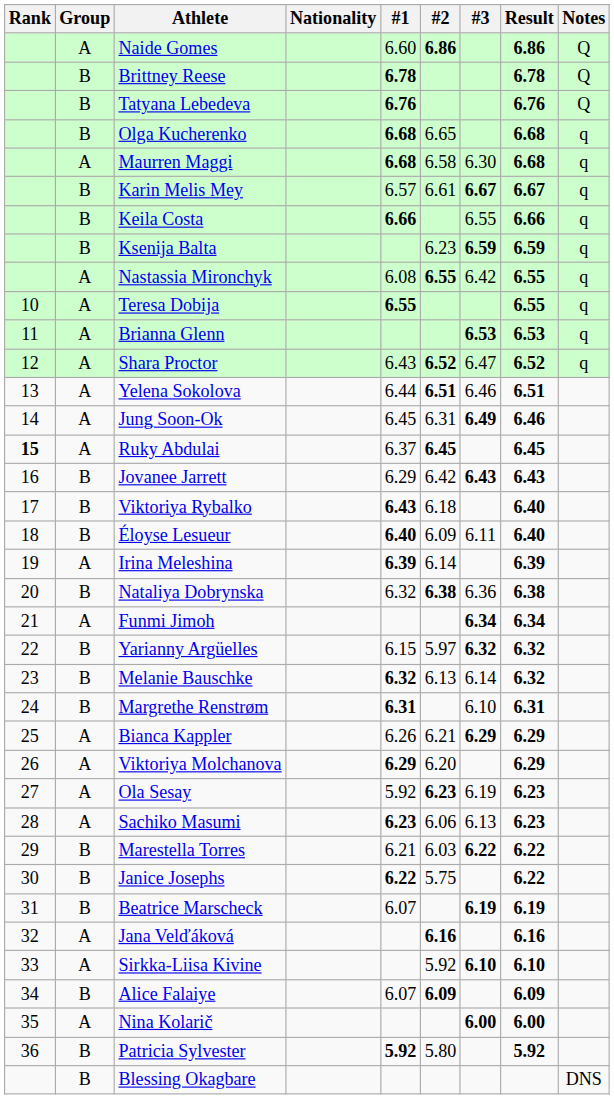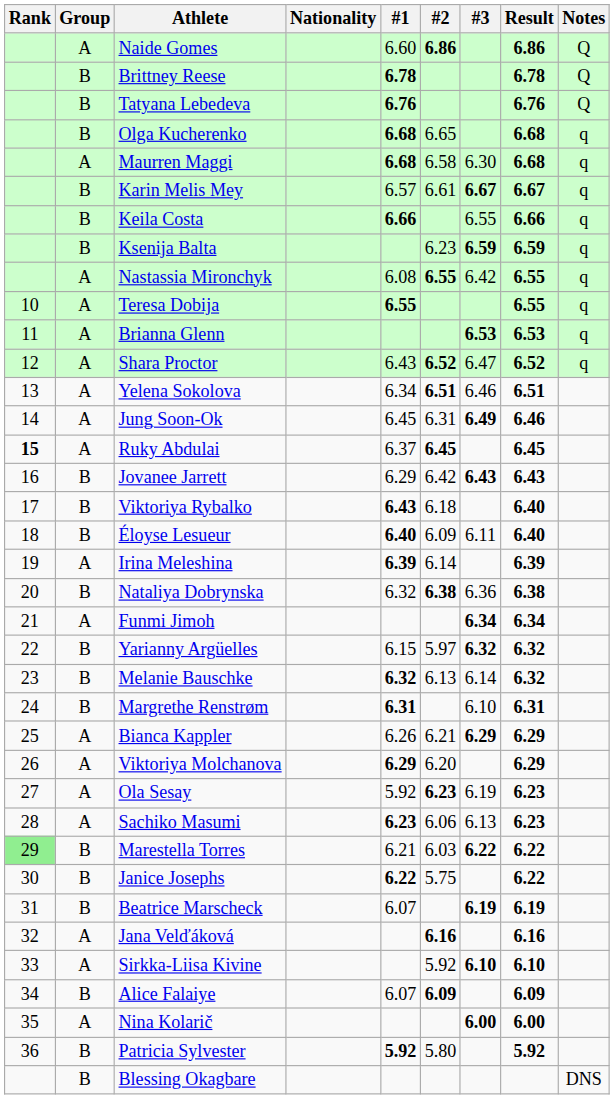(401, 391) 6.44 -> (401, 391) 6.34
(30, 850) no background -> (30, 850) lightgreen background
